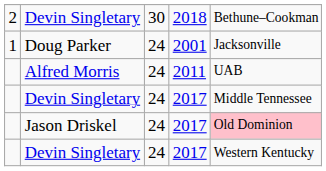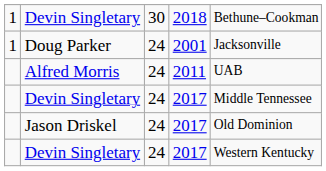(13, 17) 2 -> (13, 17) 1
(253, 125) pink background -> (253, 125) no background
